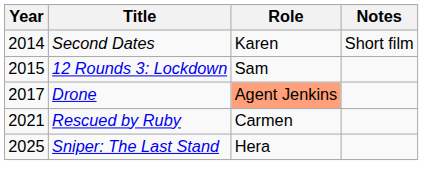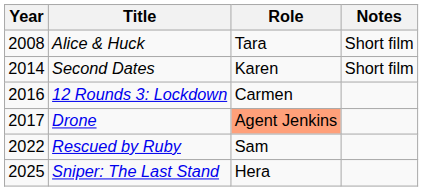+ row: (98, 43)
(26, 69) 2015 -> (26, 95) 2016
(252, 69) Sam -> (264, 95) Carmen
(26, 120) 2021 -> (26, 146) 2022
(264, 120) Carmen -> (252, 146) Sam
